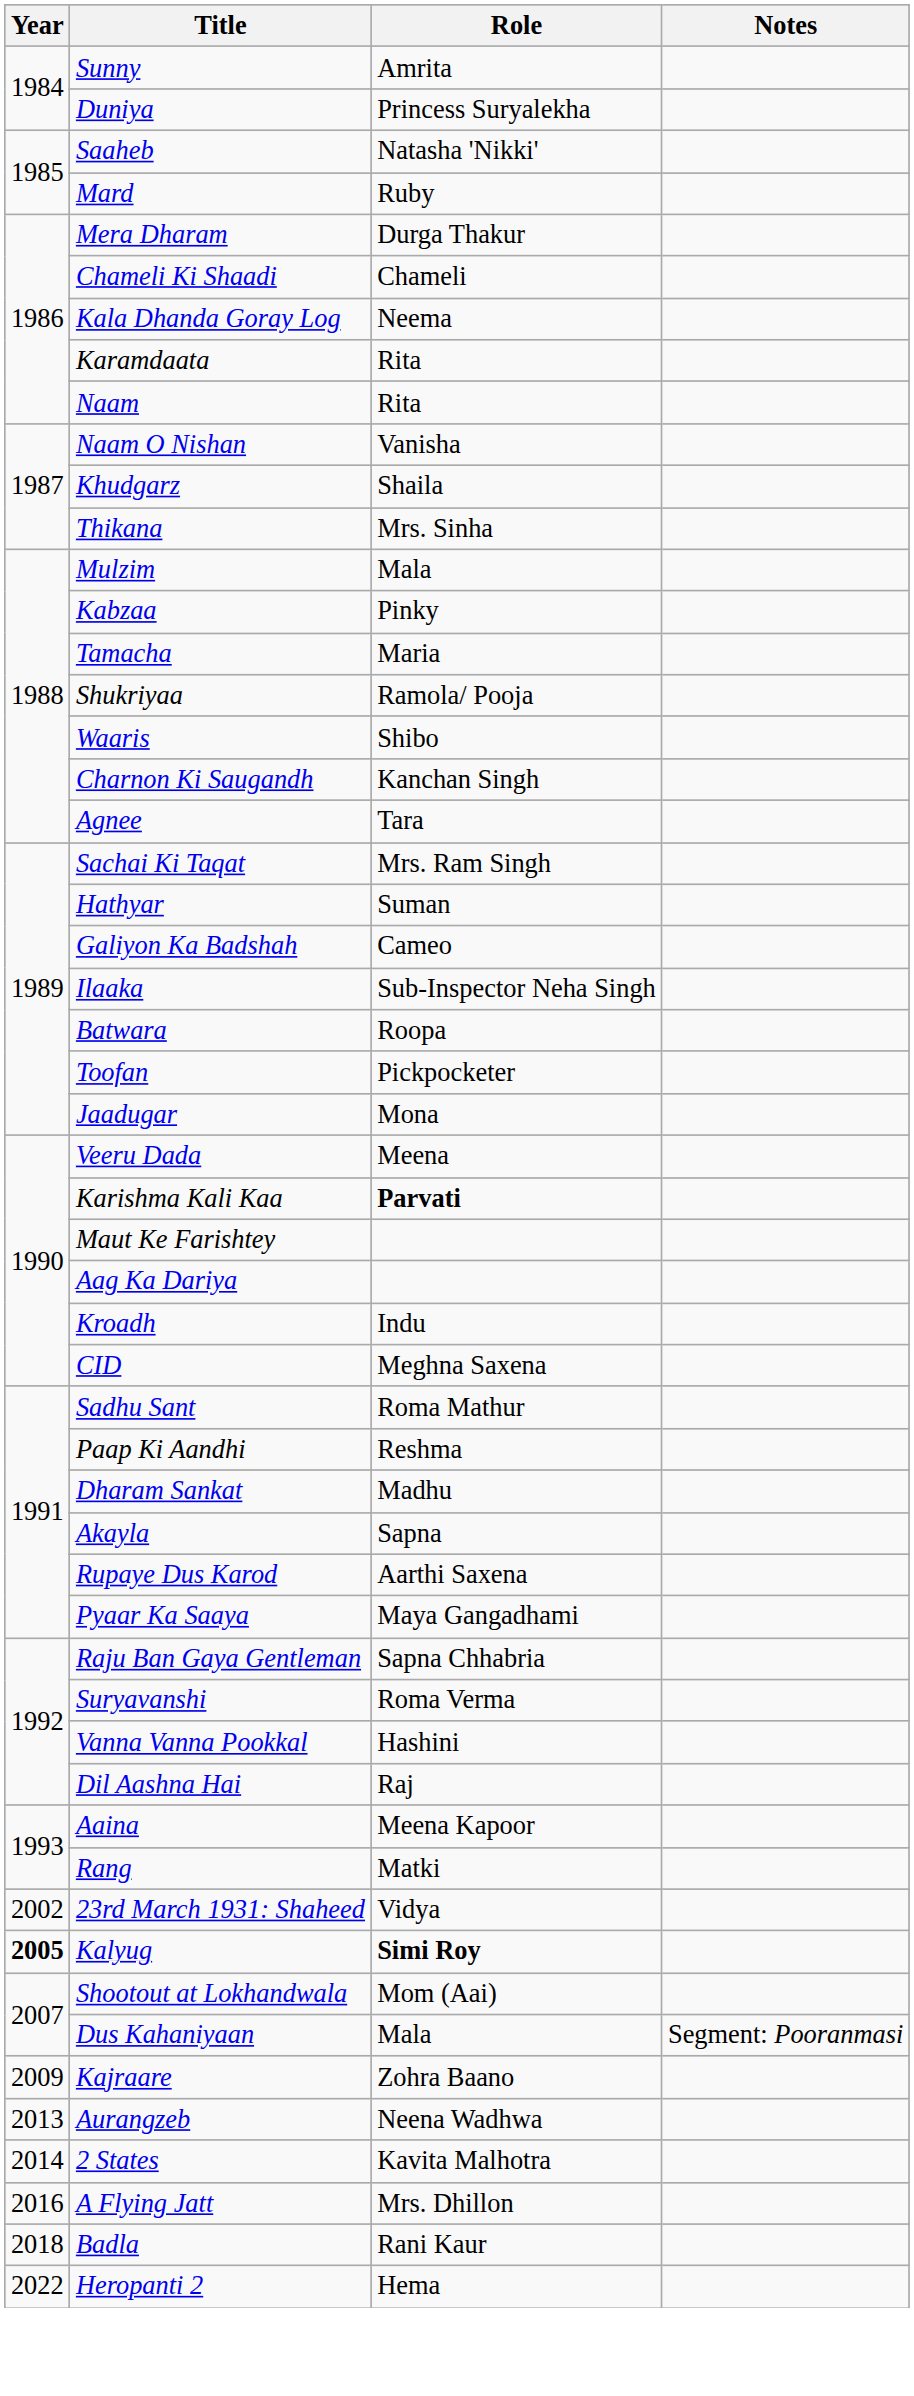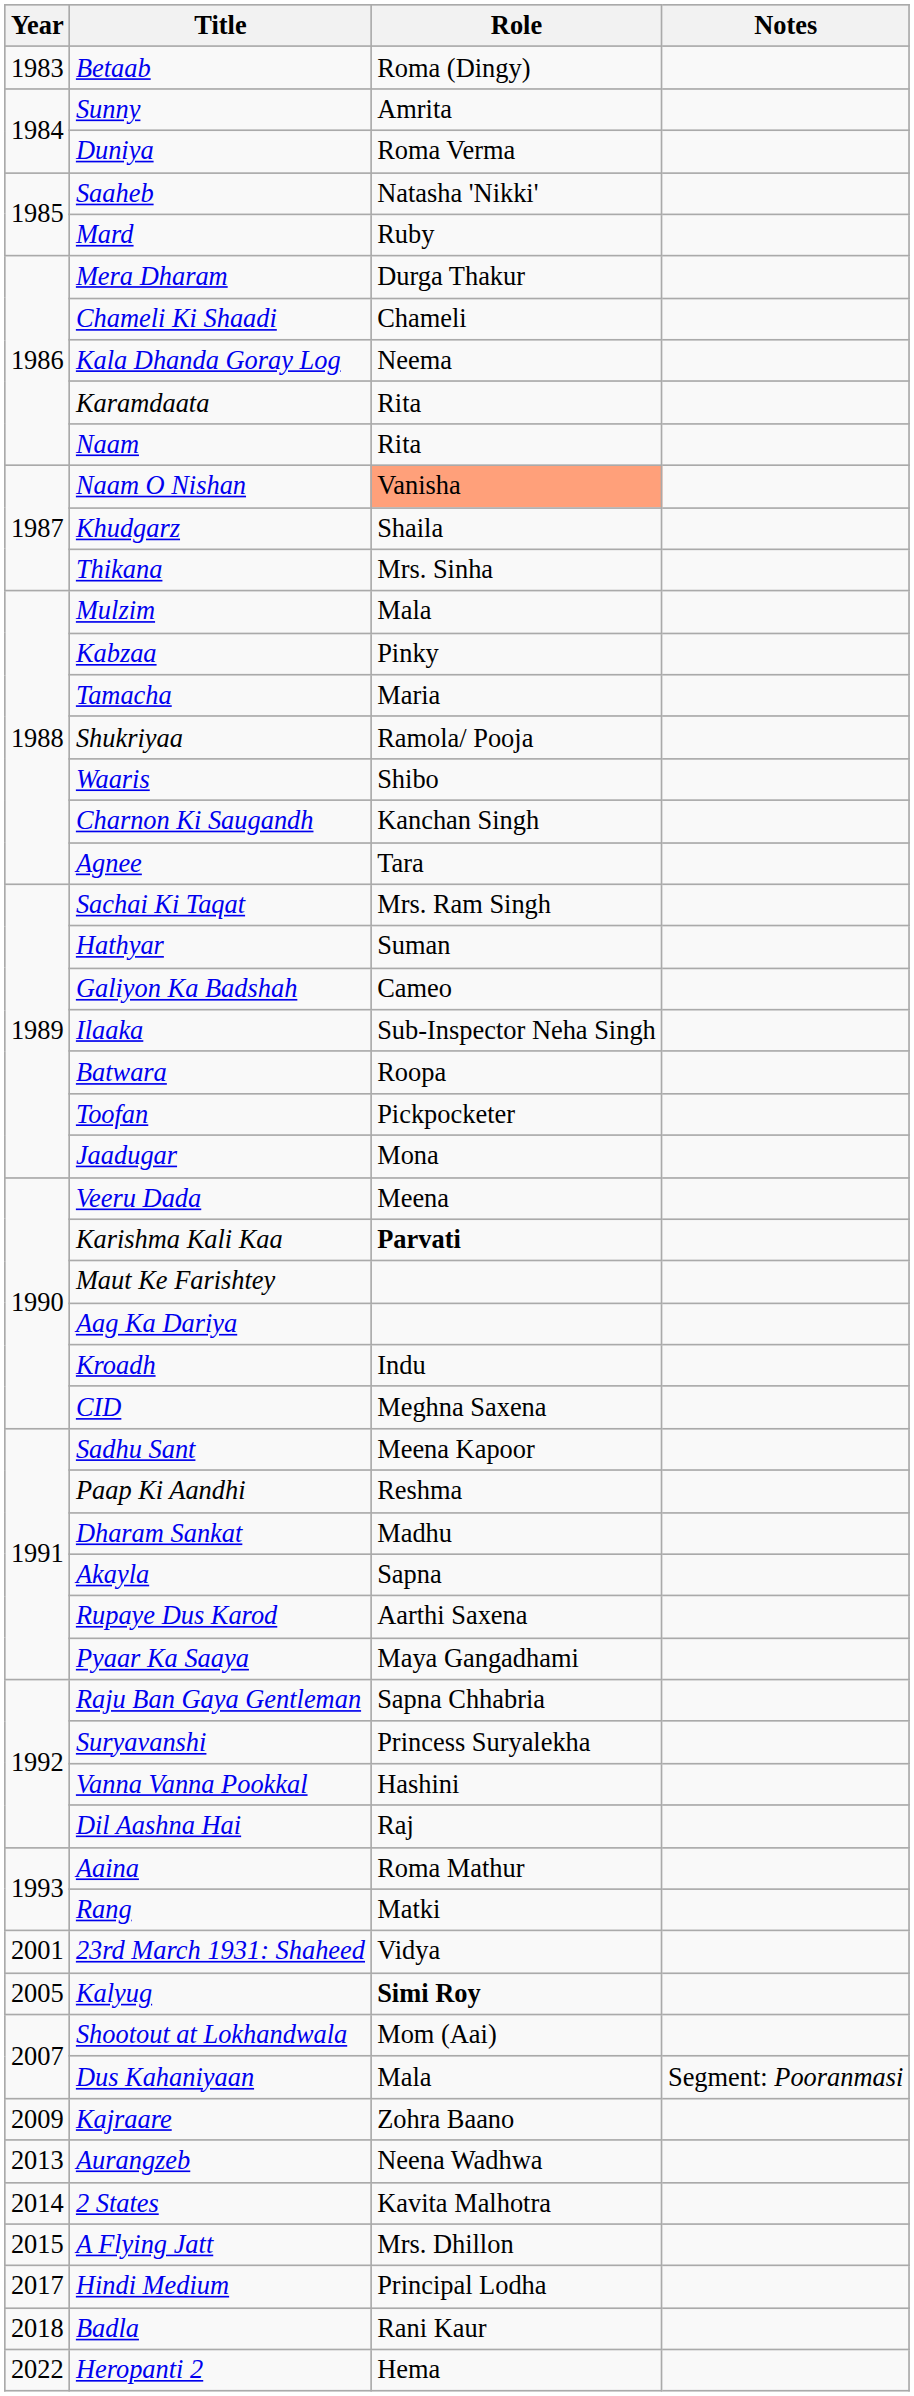+ row: (113, 67)
(484, 109) Princess Suryalekha -> (446, 151) Roma Verma
(419, 444) no background -> (419, 485) lightsalmon background
(451, 1407) Roma Mathur -> (456, 1448) Meena Kapoor
(446, 1700) Roma Verma -> (484, 1742) Princess Suryalekha
(456, 1825) Meena Kapoor -> (451, 1867) Roma Mathur
(37, 1909) 2002 -> (37, 1951) 2001
(37, 1951) bold -> (37, 1993) normal
(37, 2202) 2016 -> (37, 2244) 2015
+ row: (152, 2286)
